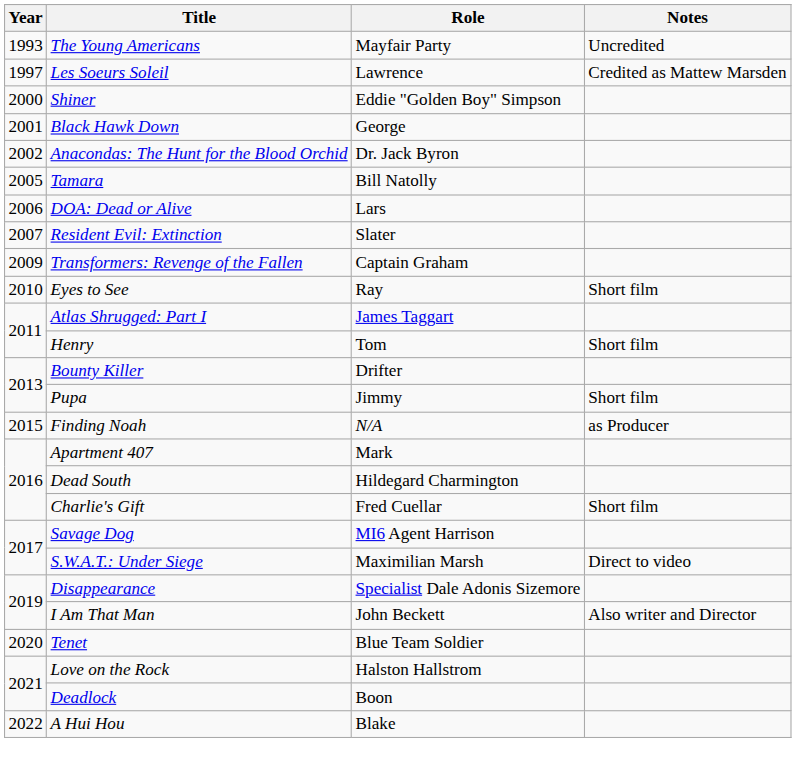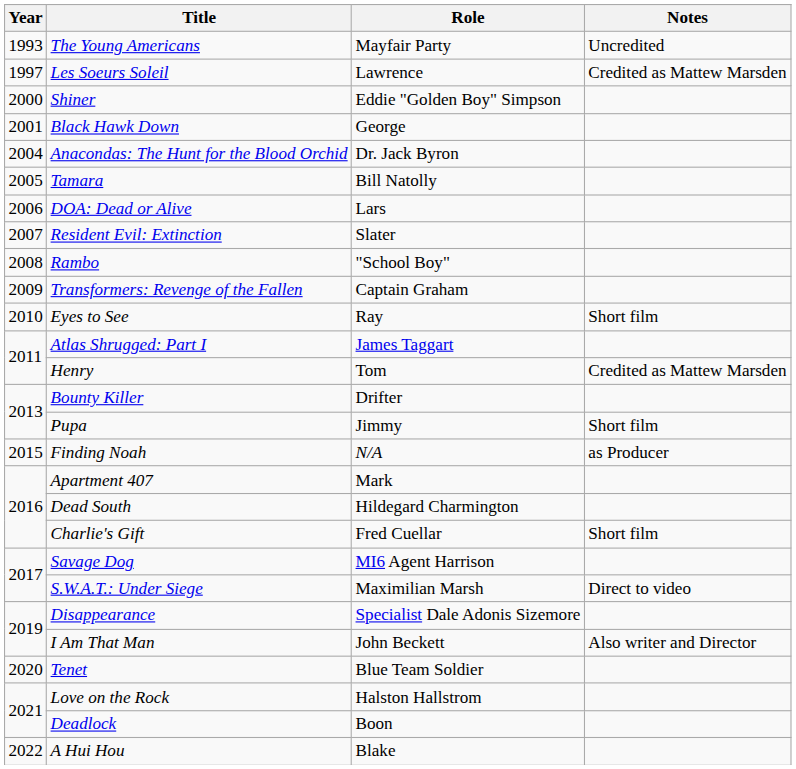(26, 153) 2002 -> (26, 153) 2004
+ row: (75, 262)
(623, 343) Short film -> (687, 371) Credited as Mattew Marsden
